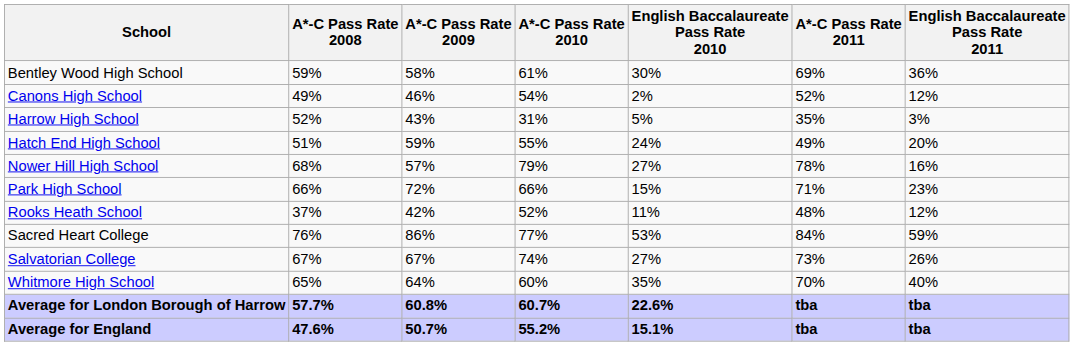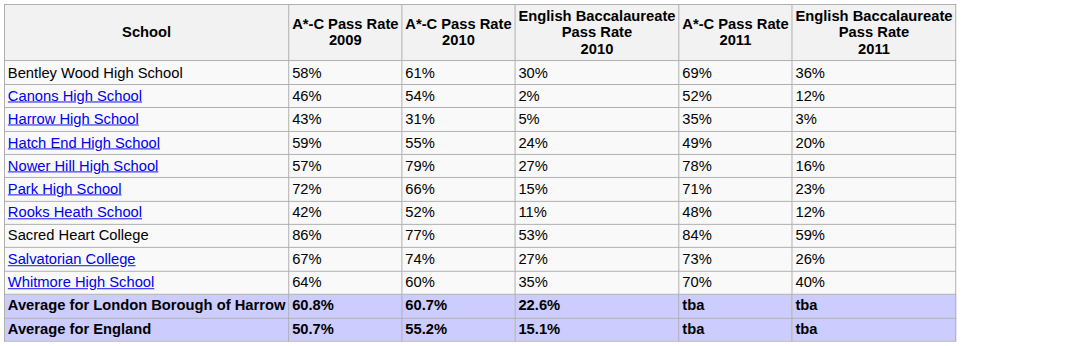- column: (345, 32)
